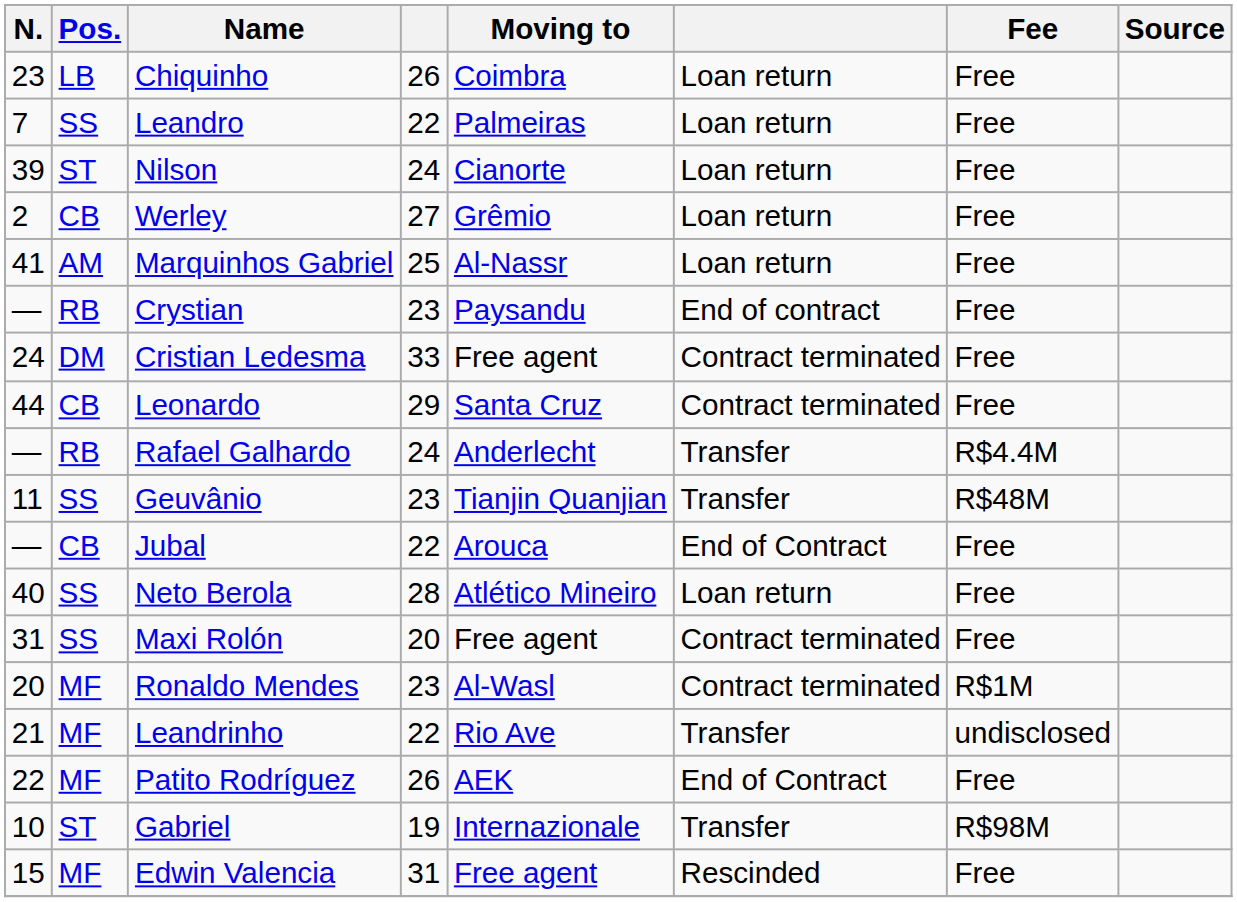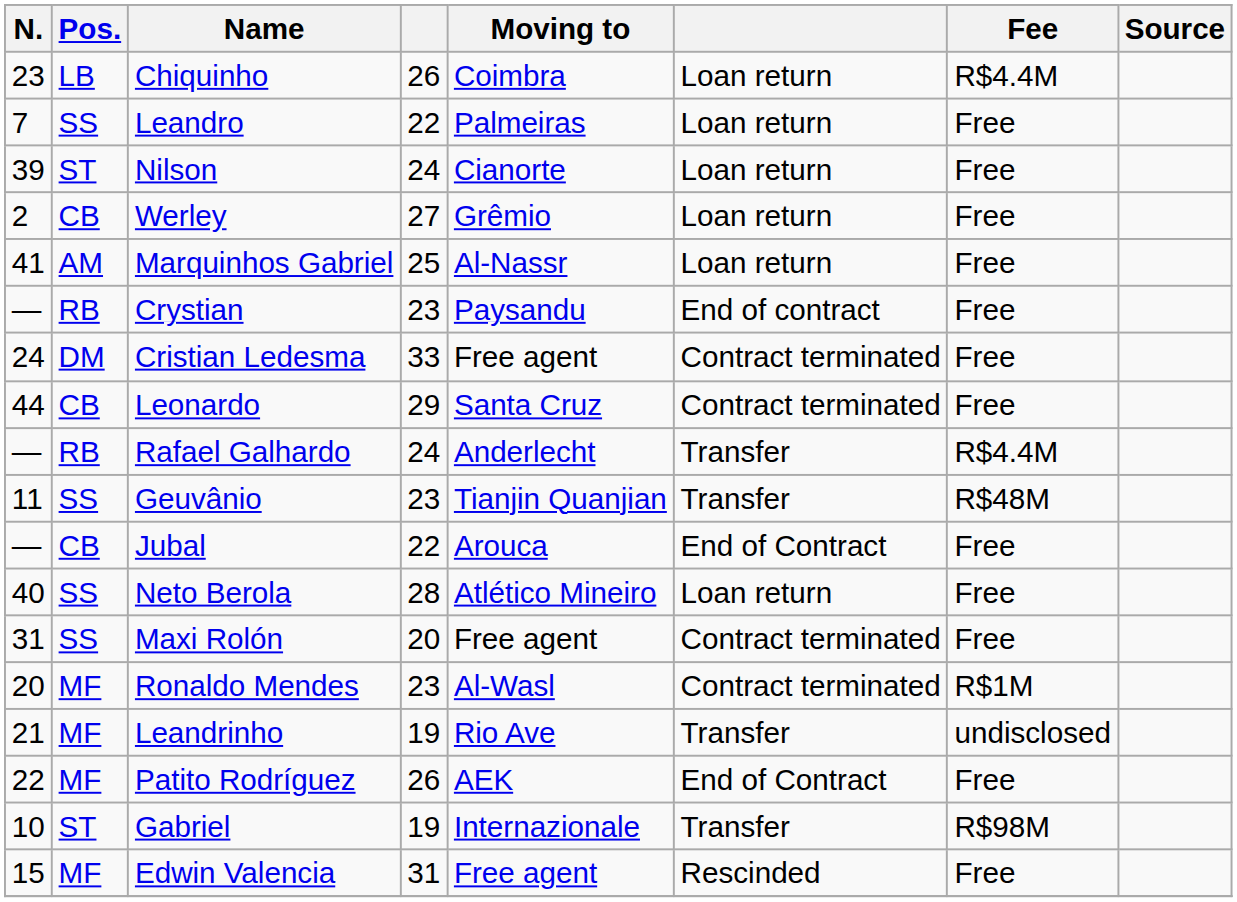(985, 76) Free -> (1006, 76) R$4.4M
(424, 732) 22 -> (424, 732) 19
